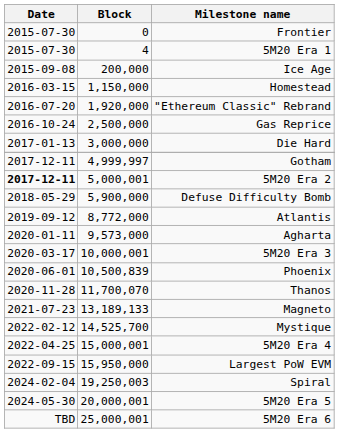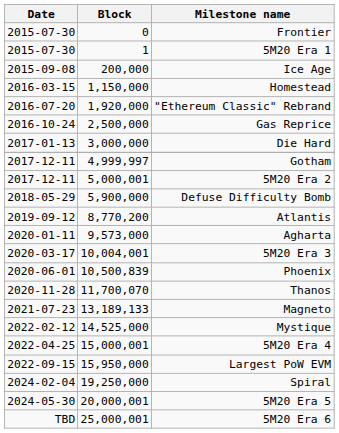(145, 51) 4 -> (145, 51) 1
(41, 180) bold -> (41, 180) normal
(118, 216) 8,772,000 -> (118, 216) 8,770,200
(115, 253) 10,000,001 -> (115, 253) 10,004,001
(115, 327) 14,525,700 -> (115, 327) 14,525,000
(115, 382) 19,250,003 -> (115, 382) 19,250,000
